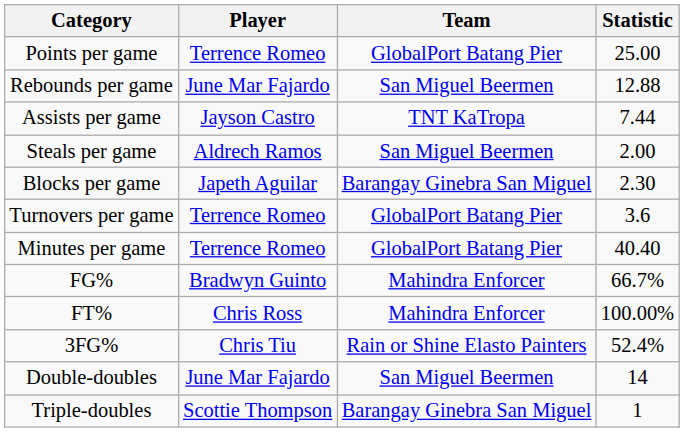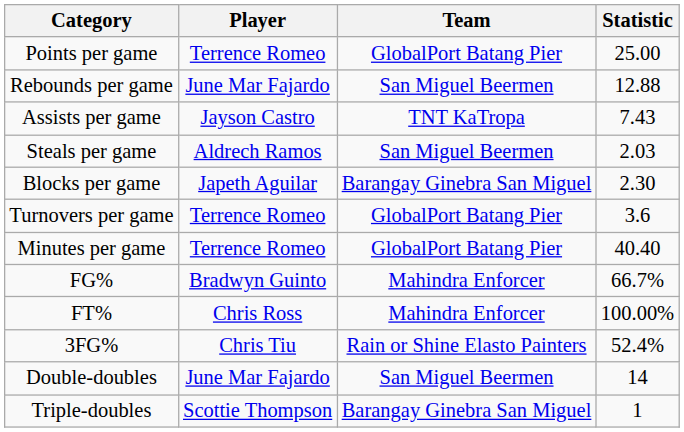(637, 118) 7.44 -> (637, 118) 7.43
(637, 150) 2.00 -> (637, 150) 2.03
